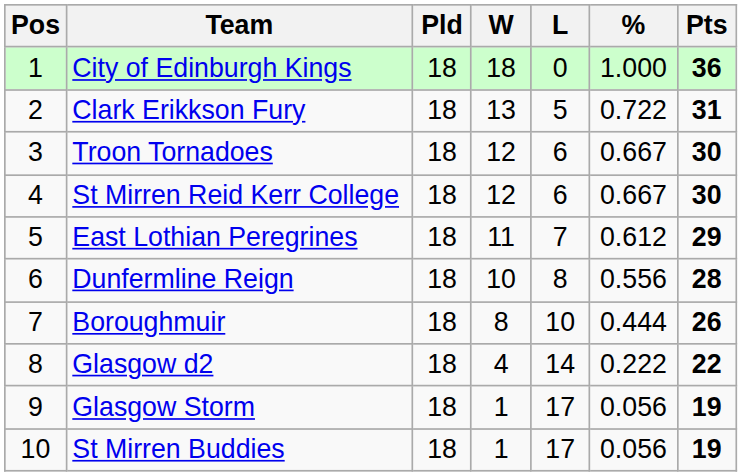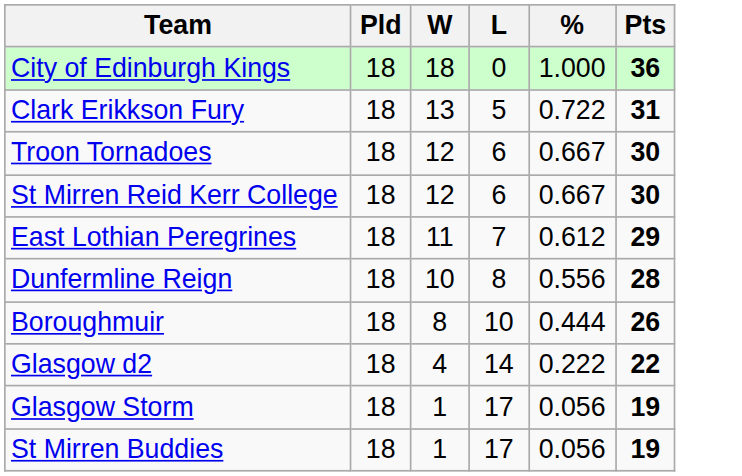- column: (35, 25)
